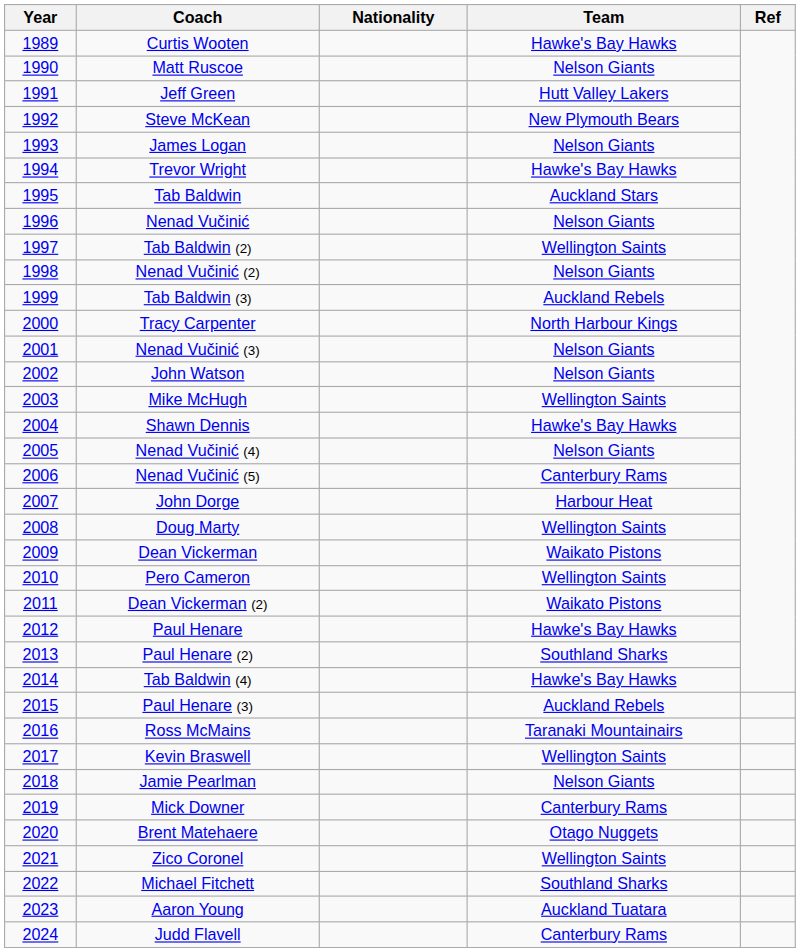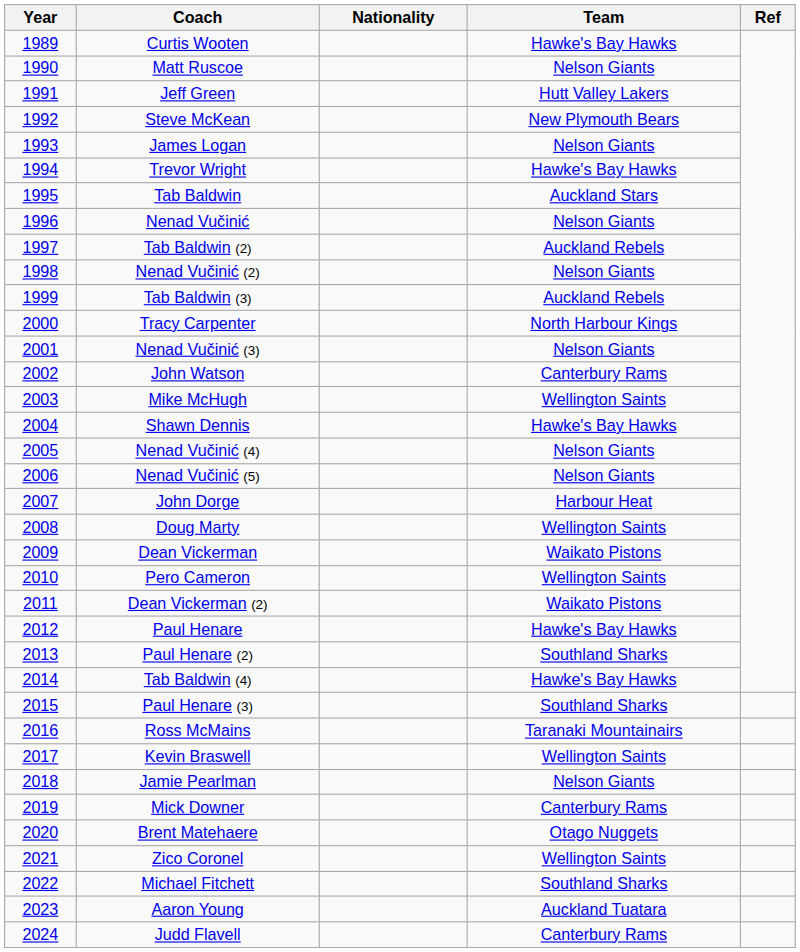(604, 247) Wellington Saints -> (604, 247) Auckland Rebels
(604, 374) Nelson Giants -> (604, 374) Canterbury Rams
(604, 476) Canterbury Rams -> (604, 476) Nelson Giants
(604, 706) Auckland Rebels -> (604, 706) Southland Sharks
